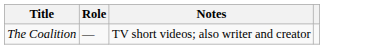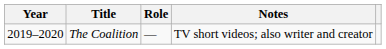+ column: (35, 14)
